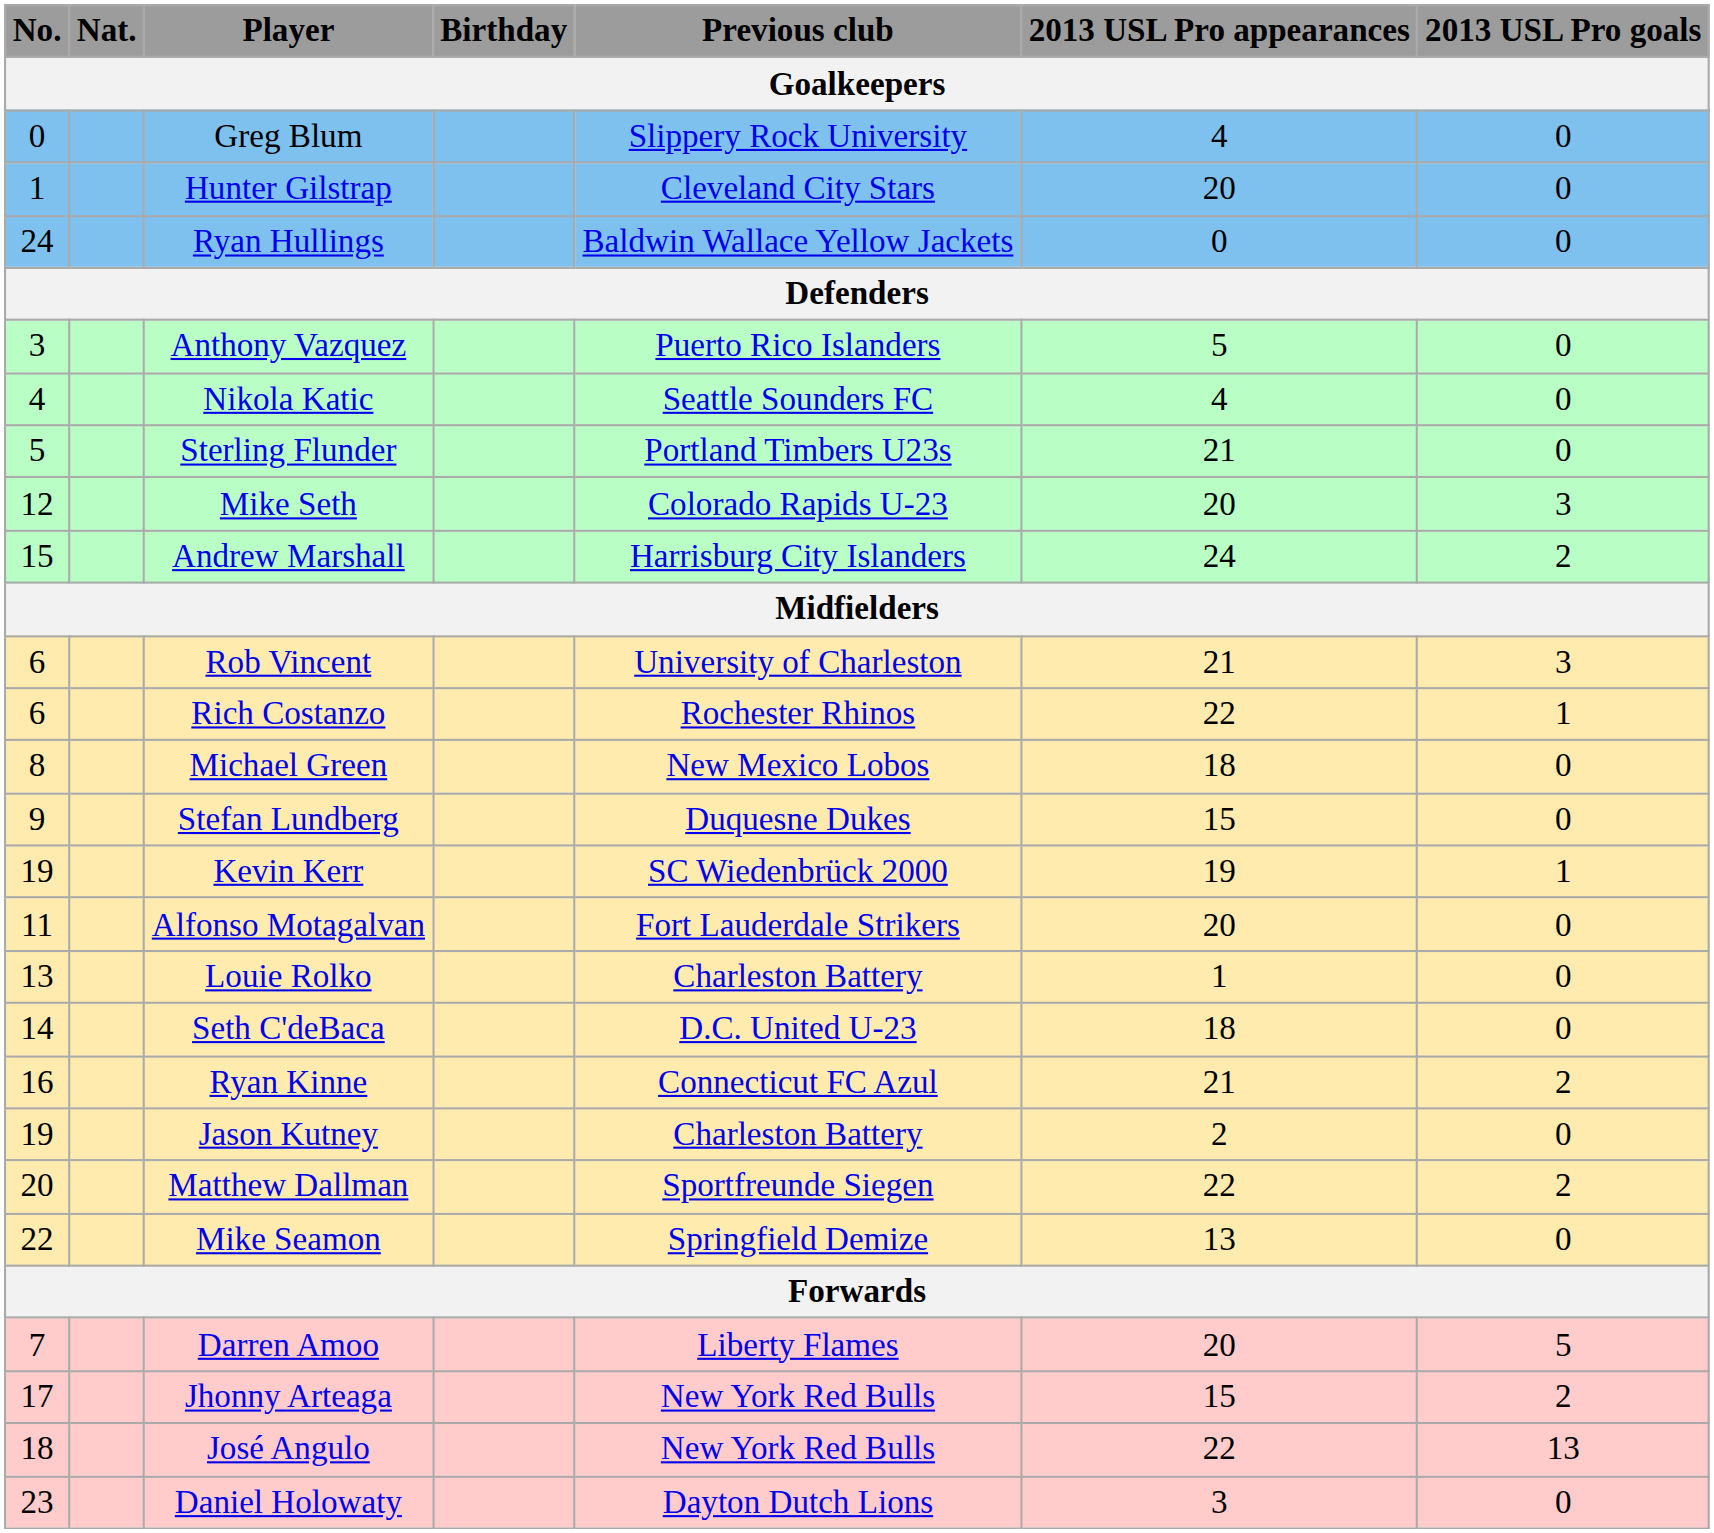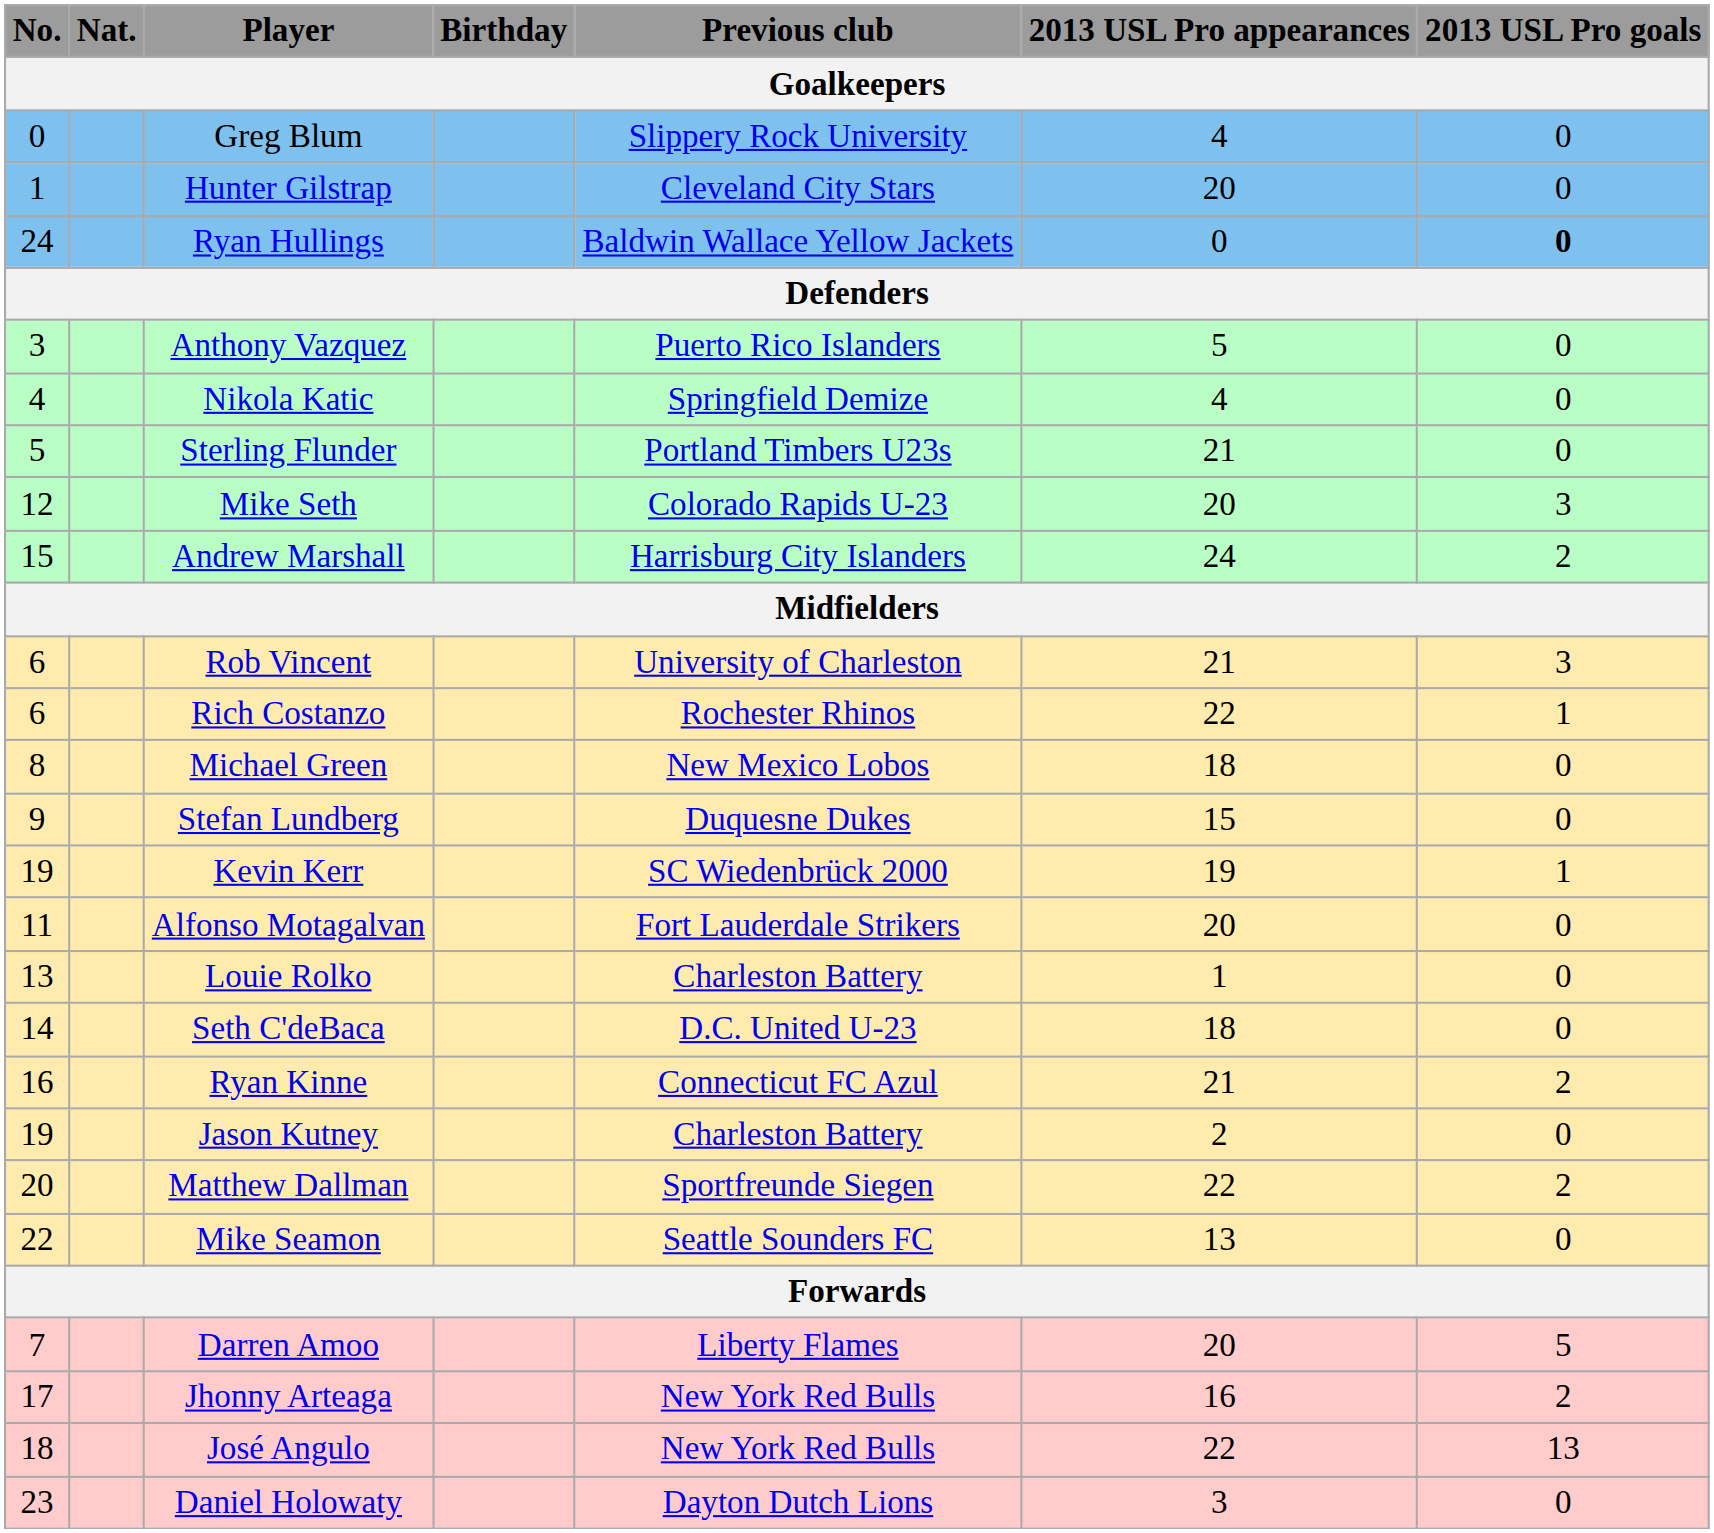(1563, 240) normal -> (1563, 240) bold
(798, 398) Seattle Sounders FC -> (798, 398) Springfield Demize
(798, 1238) Springfield Demize -> (798, 1238) Seattle Sounders FC
(1219, 1396) 15 -> (1219, 1396) 16
